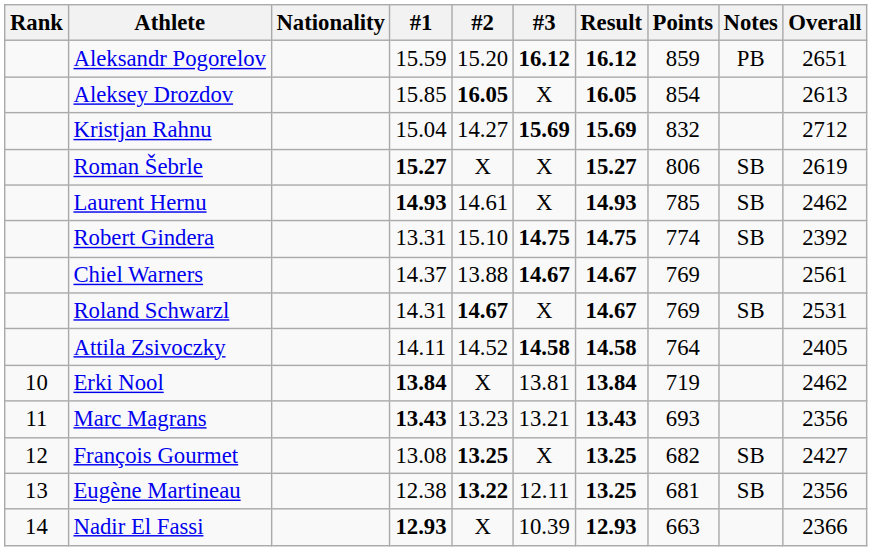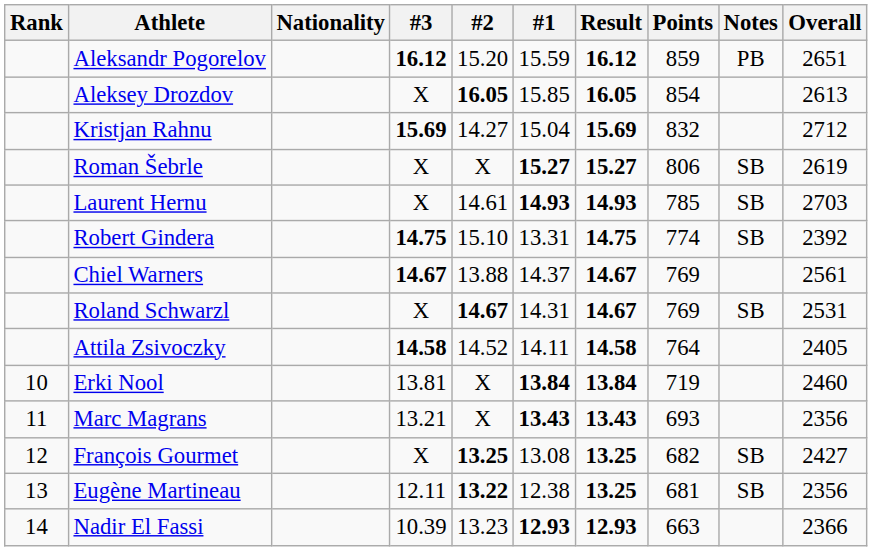columns swapped: (421, 22) <-> (544, 22)
(825, 202) 2462 -> (825, 202) 2703
(825, 382) 2462 -> (825, 382) 2460
(483, 418) 13.23 -> (483, 418) X
(483, 526) X -> (483, 526) 13.23
